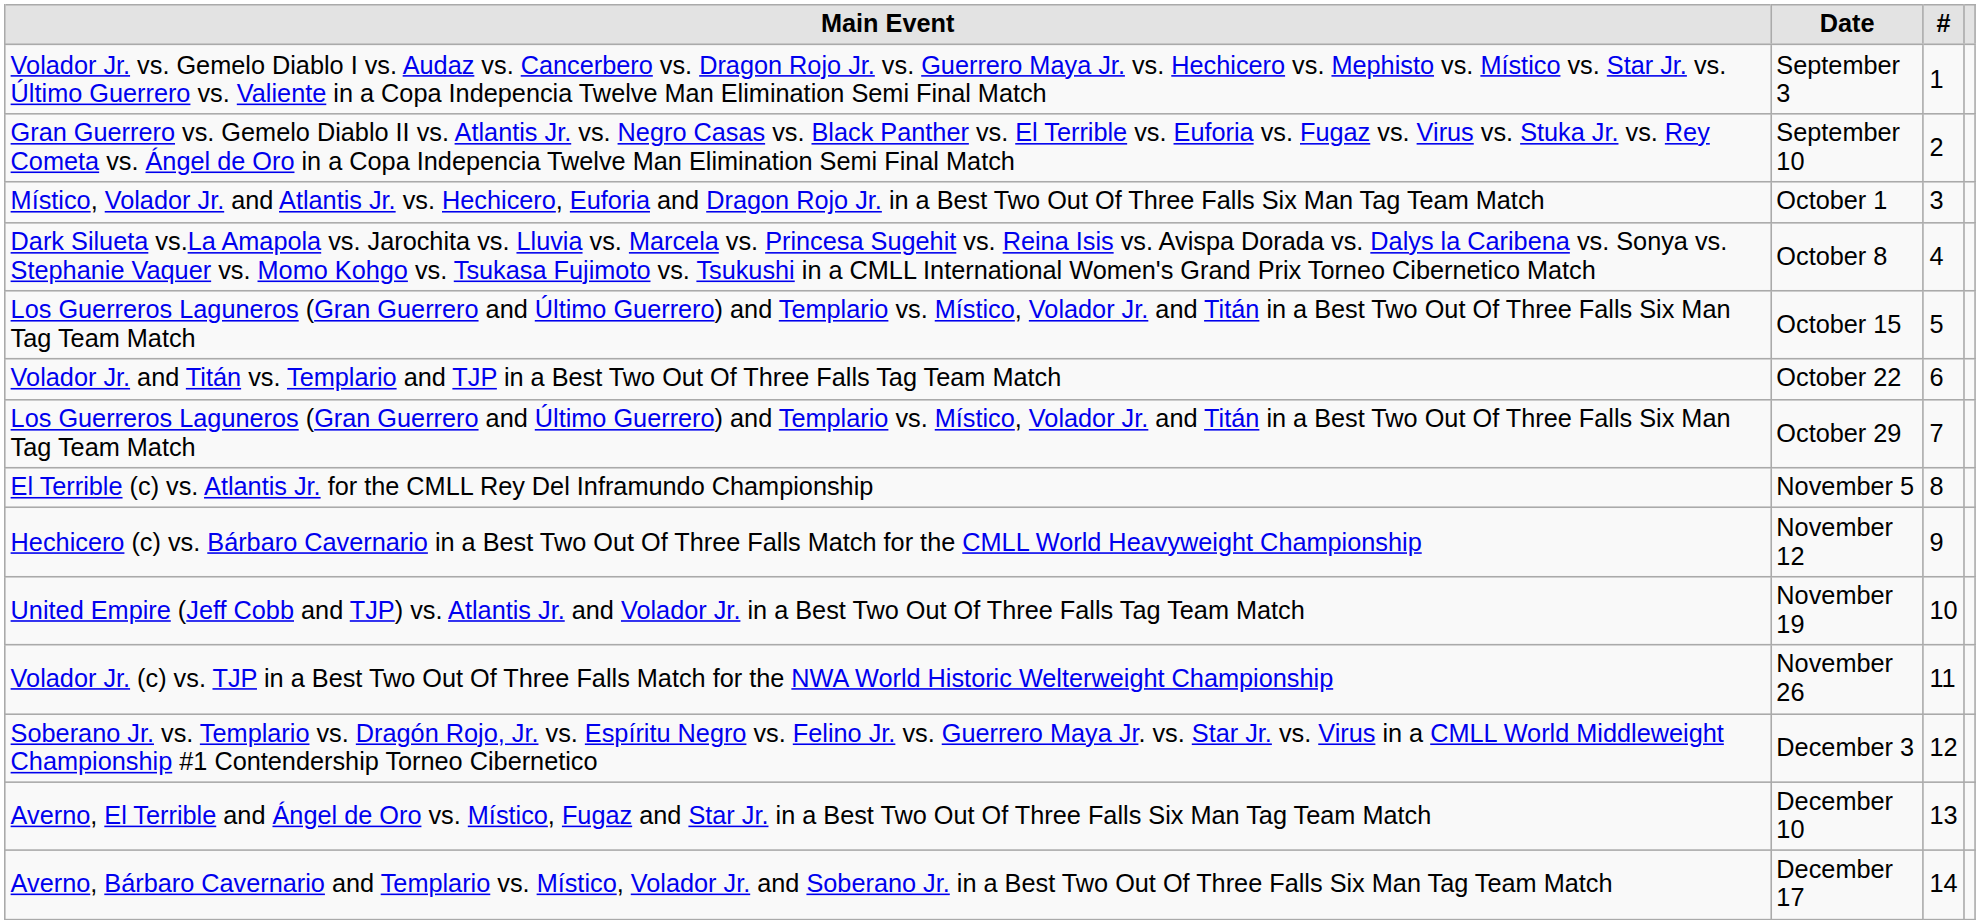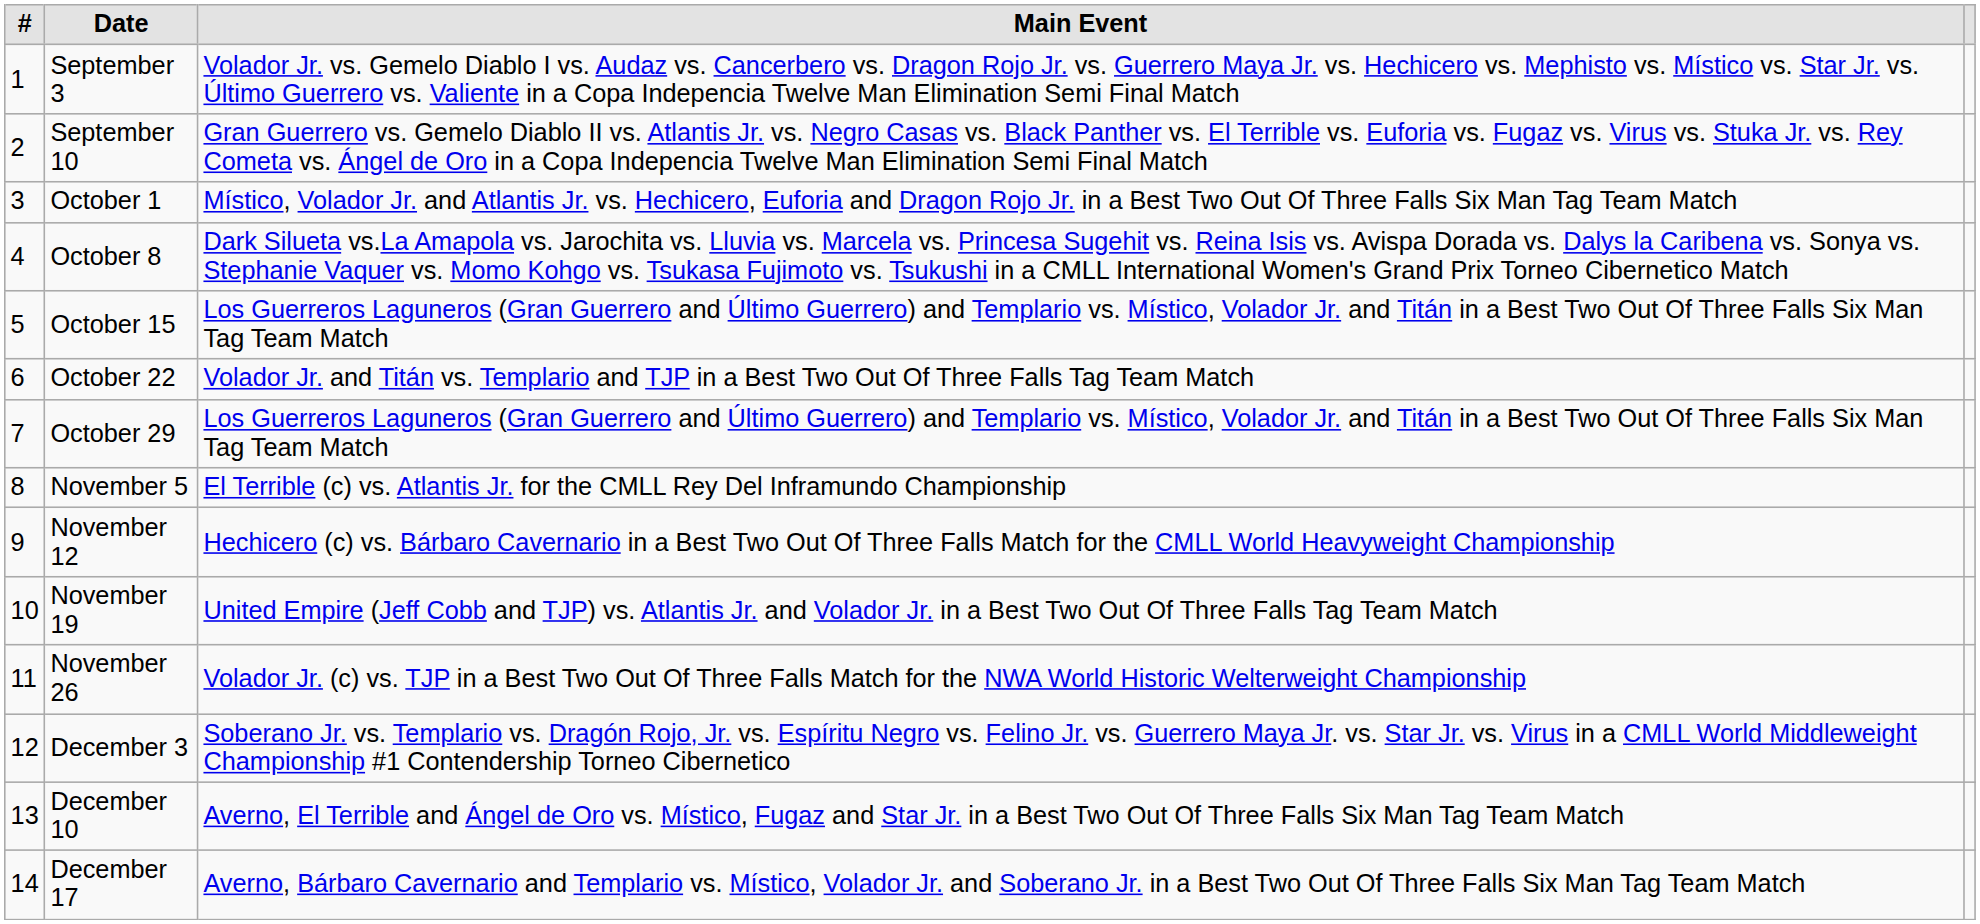columns swapped: (1943, 24) <-> (888, 24)
